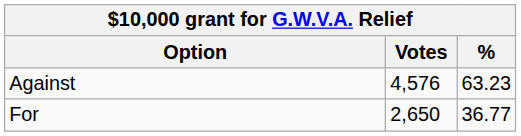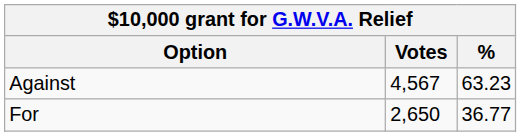(415, 83) 4,576 -> (415, 83) 4,567
